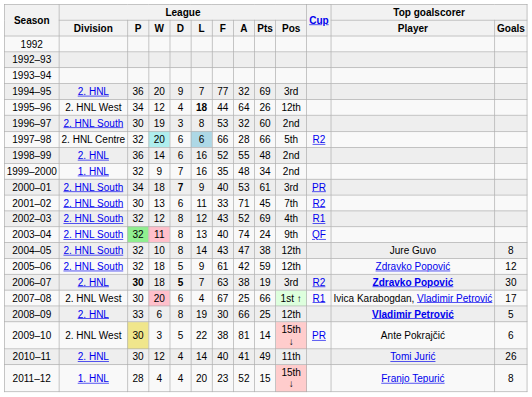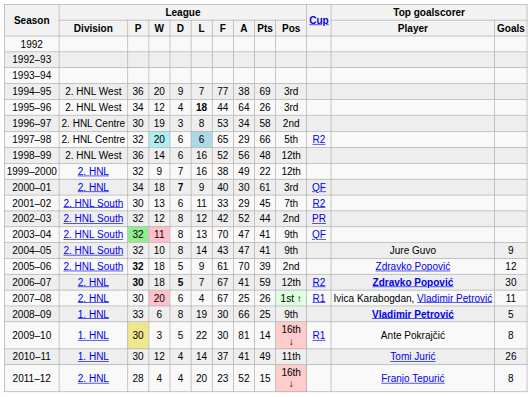(93, 92) 2. HNL -> (93, 92) 2. HNL West
(244, 92) 32 -> (244, 92) 38
(291, 108) 12th -> (291, 108) 3rd
(93, 124) 2. HNL South -> (93, 124) 2. HNL Centre
(244, 124) 32 -> (244, 124) 34
(265, 124) 60 -> (265, 124) 58
(223, 140) 66 -> (223, 140) 65
(244, 140) 28 -> (244, 140) 29
(93, 155) 2. HNL -> (93, 155) 2. HNL West
(244, 155) 55 -> (244, 155) 56
(291, 155) 2nd -> (291, 155) 12th
(93, 171) 1. HNL -> (93, 171) 2. HNL
(223, 171) 35 -> (223, 171) 38
(244, 171) 48 -> (244, 171) 49
(265, 171) 34 -> (265, 171) 22
(291, 171) 2nd -> (291, 171) 12th
(93, 187) 2. HNL South -> (93, 187) 2. HNL
(244, 187) 53 -> (244, 187) 30
(319, 187) PR -> (319, 187) QF
(244, 203) 71 -> (244, 203) 29
(223, 219) 43 -> (223, 219) 42
(265, 219) 69 -> (265, 219) 44
(291, 219) 4th -> (291, 219) 2nd
(319, 219) R1 -> (319, 219) PR
(223, 235) 40 -> (223, 235) 70
(244, 235) 74 -> (244, 235) 47
(265, 235) 24 -> (265, 235) 41
(265, 251) 38 -> (265, 251) 41
(291, 251) 12th -> (291, 251) 9th
(511, 251) 8 -> (511, 251) 9
(138, 267) normal -> (138, 267) bold
(244, 267) 42 -> (244, 267) 70
(265, 267) 59 -> (265, 267) 39
(291, 267) 12th -> (291, 267) 2nd
(223, 282) 63 -> (223, 282) 67
(244, 282) 38 -> (244, 282) 41
(265, 282) 19 -> (265, 282) 59
(291, 282) 3rd -> (291, 282) 12th
(93, 298) 2. HNL West -> (93, 298) 2. HNL
(265, 298) 66 -> (265, 298) 26
(511, 298) 17 -> (511, 298) 11
(93, 314) 2. HNL -> (93, 314) 1. HNL
(291, 314) 12th -> (291, 314) 9th
(93, 336) 2. HNL West -> (93, 336) 1. HNL
(223, 336) 38 -> (223, 336) 30
(291, 336) 15th ↓ -> (291, 336) 16th ↓
(319, 336) PR -> (319, 336) R1
(511, 336) 6 -> (511, 336) 8
(93, 357) 2. HNL -> (93, 357) 1. HNL
(223, 357) 40 -> (223, 357) 37
(93, 379) 1. HNL -> (93, 379) 2. HNL
(291, 379) 15th ↓ -> (291, 379) 16th ↓
